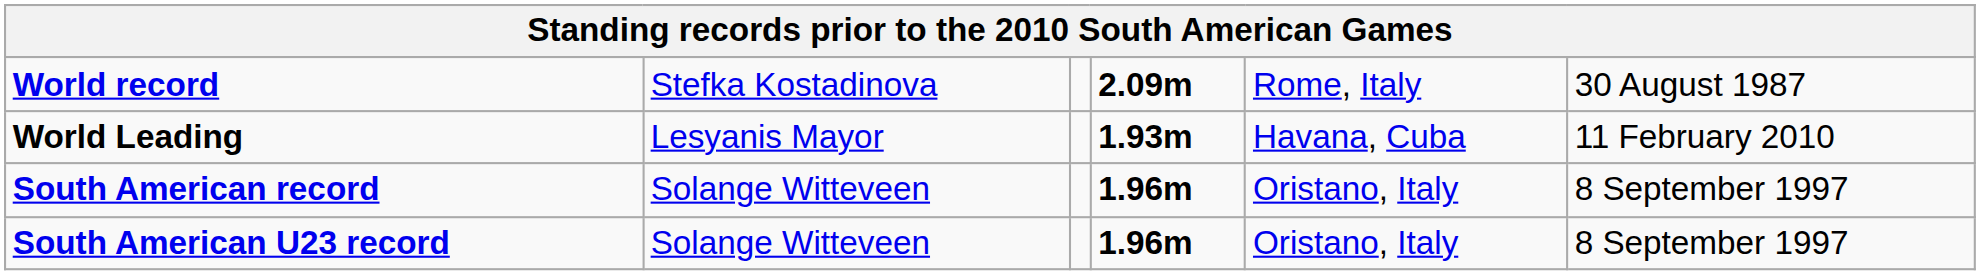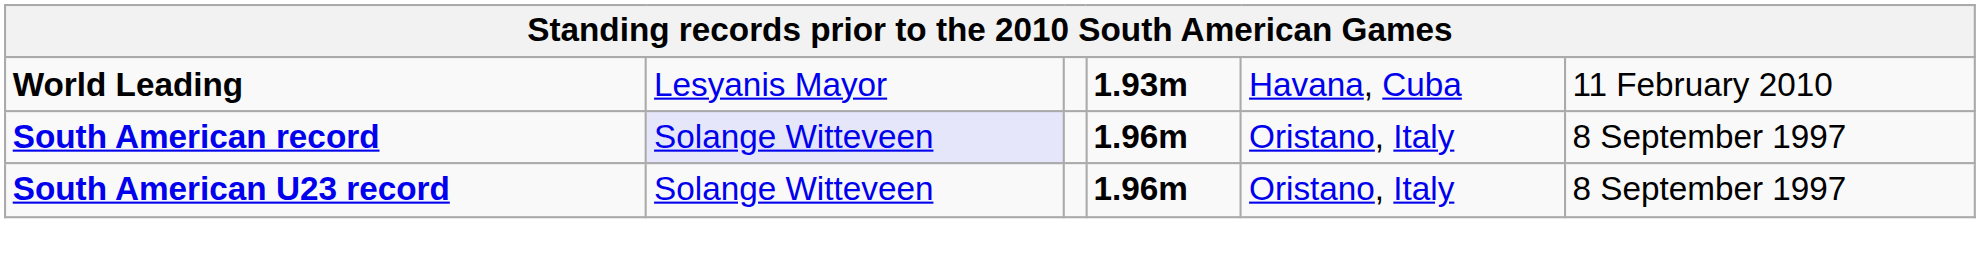- row: (116, 83)
(790, 189) no background -> (794, 136) lavender background
